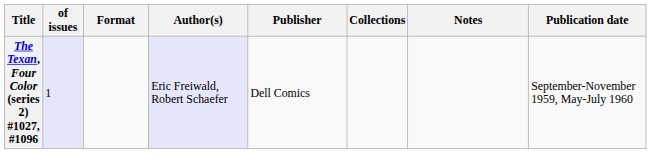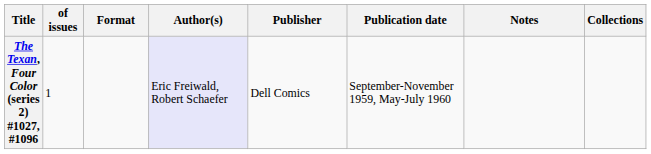columns swapped: (587, 20) <-> (377, 20)
(48, 92) lavender background -> (48, 92) no background
